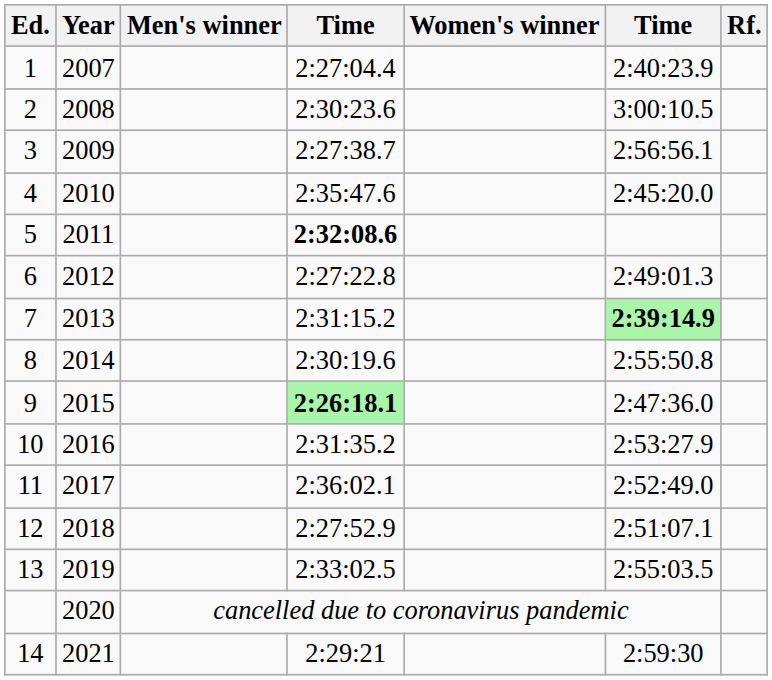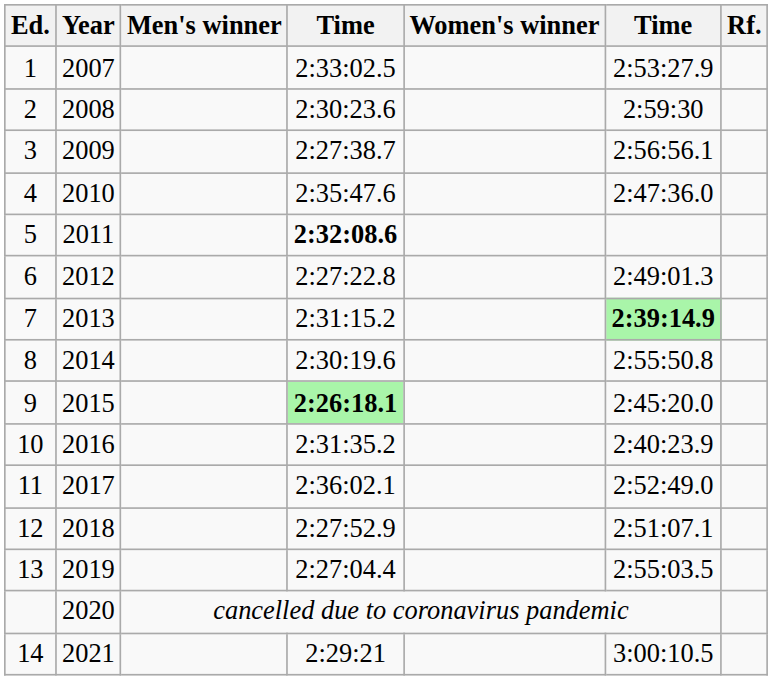(346, 67) 2:27:04.4 -> (346, 67) 2:33:02.5
(663, 67) 2:40:23.9 -> (663, 67) 2:53:27.9
(663, 109) 3:00:10.5 -> (663, 109) 2:59:30
(663, 192) 2:45:20.0 -> (663, 192) 2:47:36.0
(663, 402) 2:47:36.0 -> (663, 402) 2:45:20.0
(663, 444) 2:53:27.9 -> (663, 444) 2:40:23.9
(346, 569) 2:33:02.5 -> (346, 569) 2:27:04.4
(663, 653) 2:59:30 -> (663, 653) 3:00:10.5
